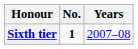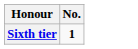- column: (109, 14)
